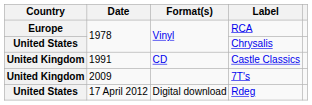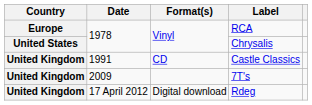(46, 92) United States -> (46, 92) United Kingdom
